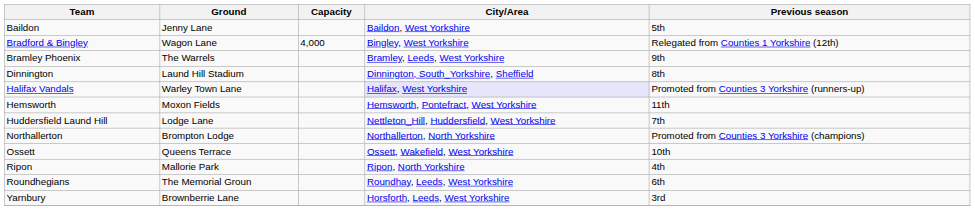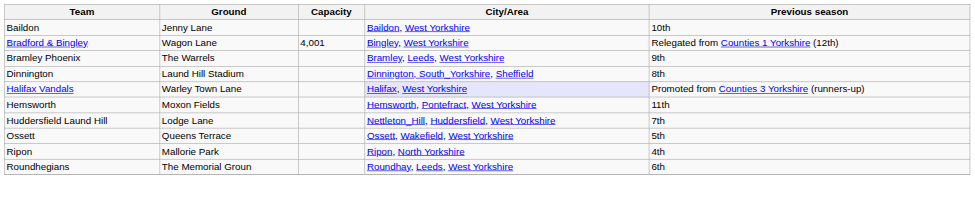(658, 27) 5th -> (661, 27) 10th
(313, 43) 4,000 -> (313, 43) 4,001
- row: (34, 136)
(661, 151) 10th -> (658, 136) 5th
- row: (26, 197)
